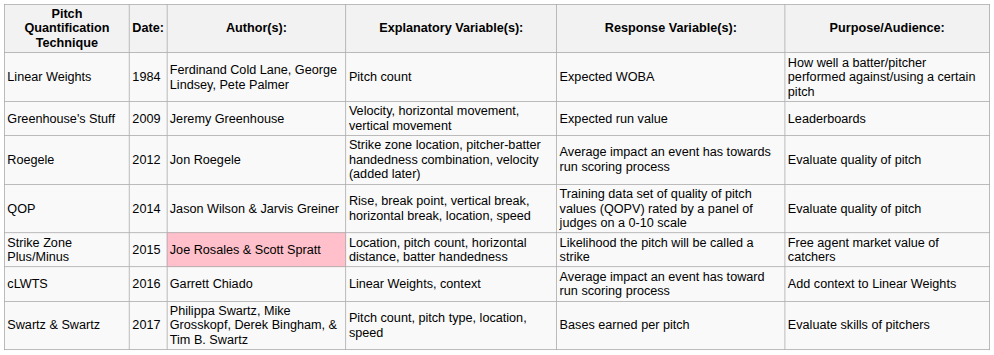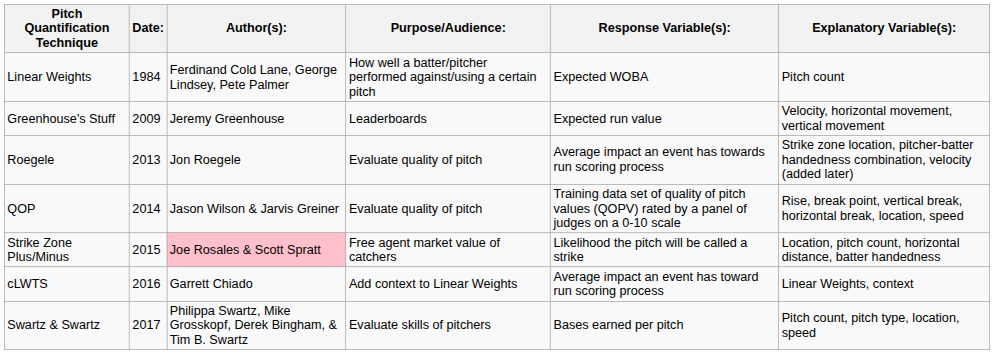columns swapped: (451, 28) <-> (887, 28)
(146, 159) 2012 -> (146, 159) 2013
